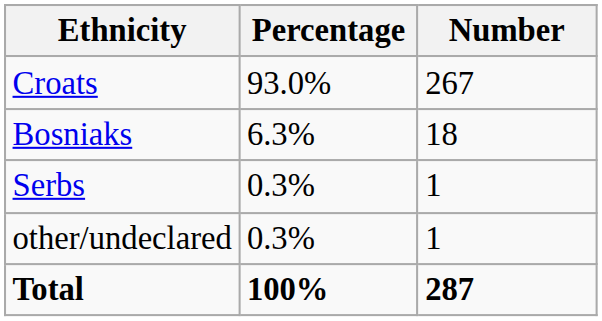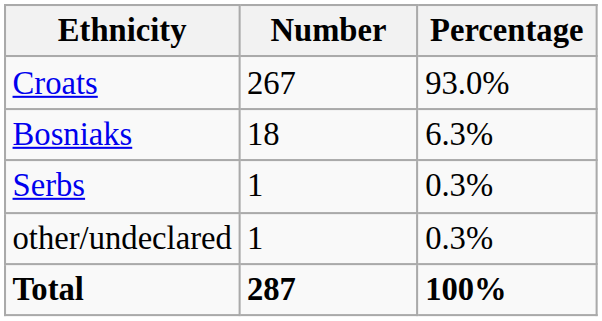columns swapped: (507, 30) <-> (328, 30)
